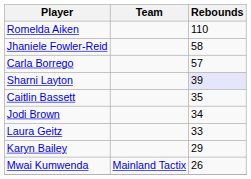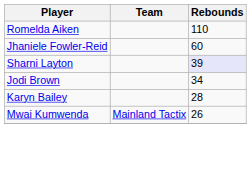(197, 47) 58 -> (197, 47) 60
- row: (40, 64)
- row: (41, 98)
- row: (35, 132)
(197, 149) 29 -> (197, 98) 28
